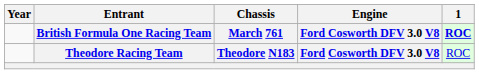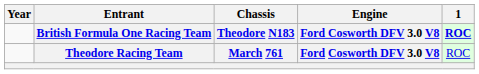(256, 33) March 761 -> (256, 33) Theodore N183
(256, 52) Theodore N183 -> (256, 52) March 761
